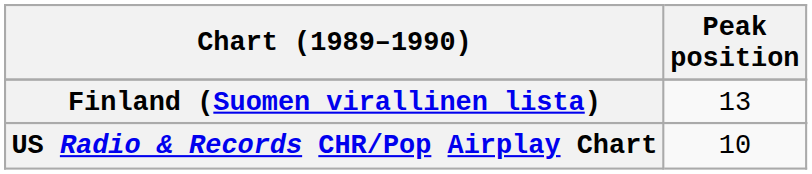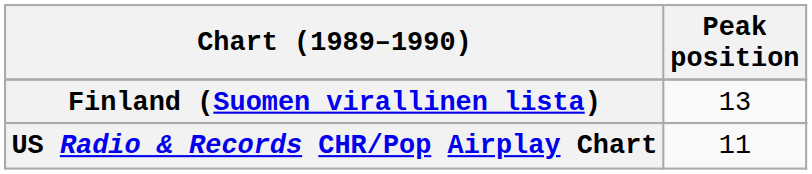(735, 146) 10 -> (735, 146) 11
